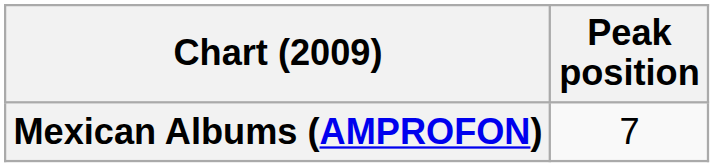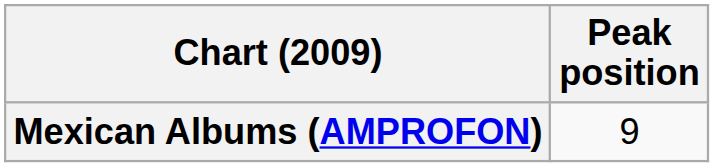(629, 131) 7 -> (629, 131) 9
